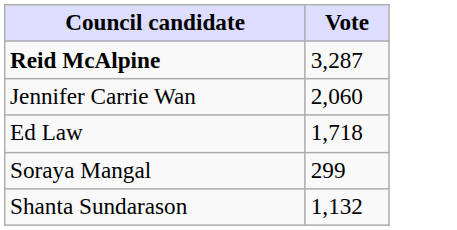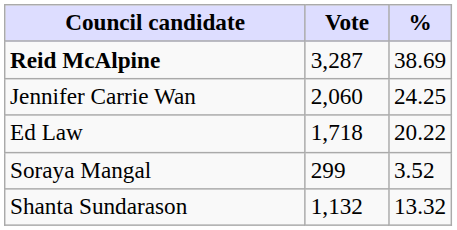+ column: (420, 22)
